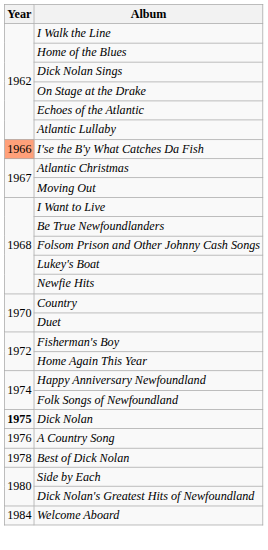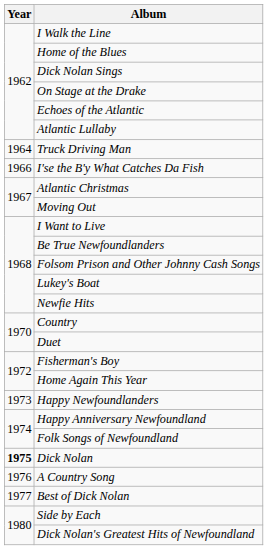+ row: (84, 149)
(19, 149) lightsalmon background -> (19, 168) no background
+ row: (98, 399)
(19, 457) 1978 -> (19, 496) 1977
- row: (78, 515)
